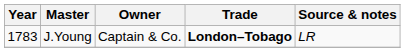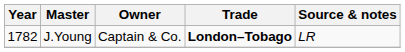(22, 36) 1783 -> (22, 36) 1782
